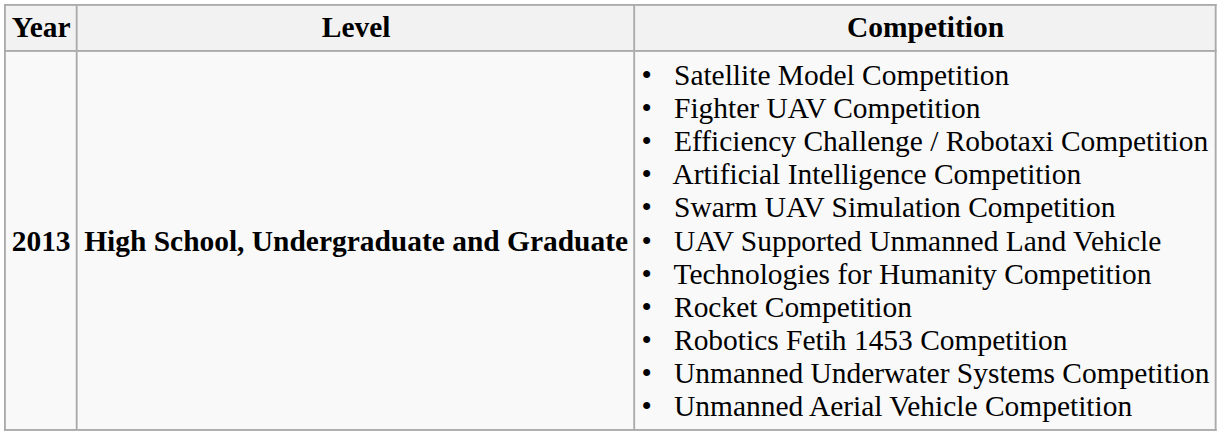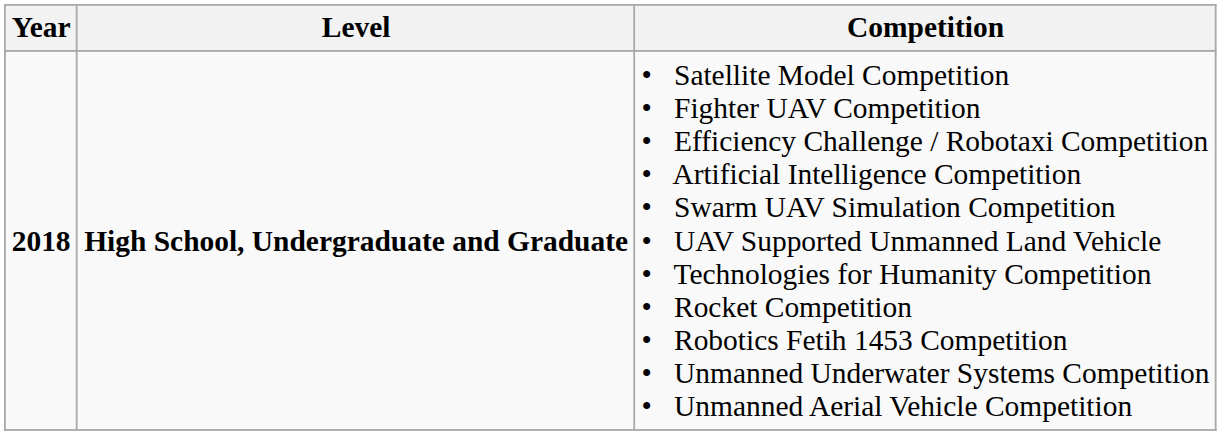(41, 240) 2013 -> (41, 240) 2018
